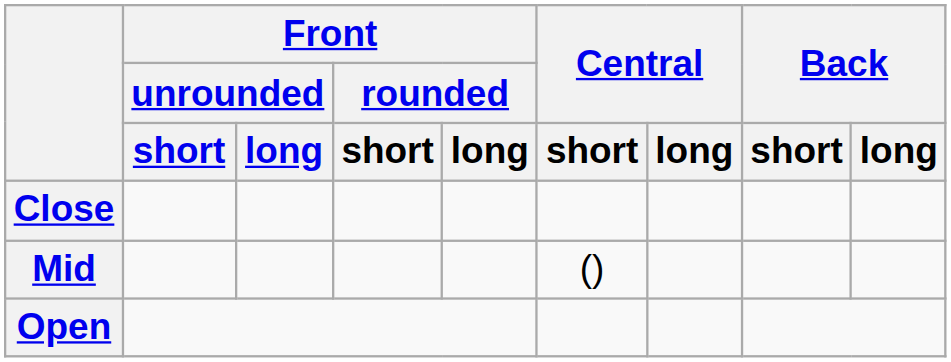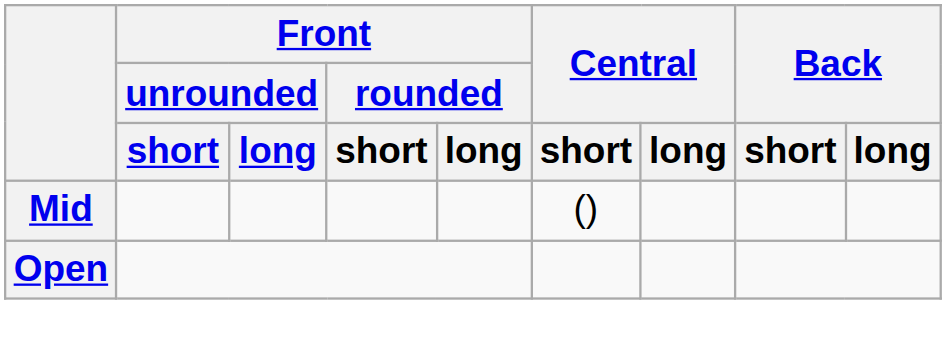- row: (64, 209)
